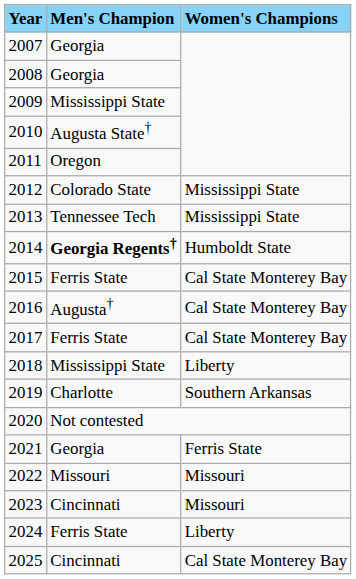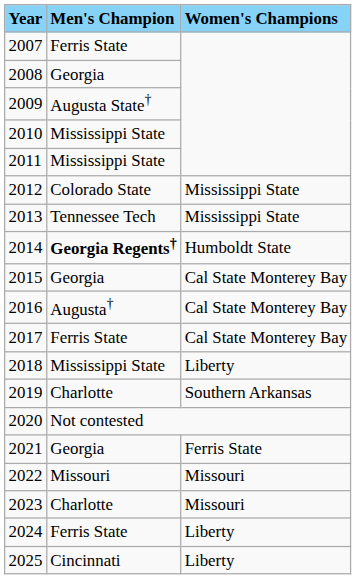(77, 45) Georgia -> (89, 45) Ferris State
(108, 101) Mississippi State -> (101, 103) Augusta State†
(101, 131) Augusta State† -> (108, 133) Mississippi State
(76, 161) Oregon -> (108, 161) Mississippi State
(89, 277) Ferris State -> (77, 277) Georgia
(85, 504) Cincinnati -> (82, 504) Charlotte
(266, 559) Cal State Monterey Bay -> (210, 559) Liberty
